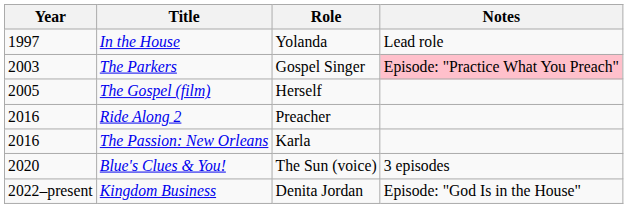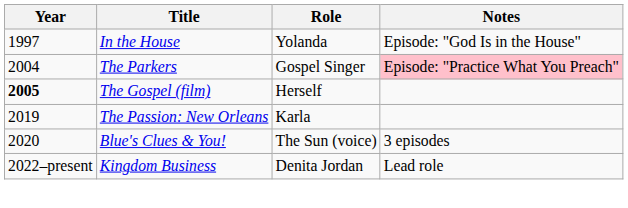(414, 41) Lead role -> (482, 41) Episode: "God Is in the House"
(24, 66) 2003 -> (24, 66) 2004
(24, 91) normal -> (24, 91) bold
- row: (141, 116)
(24, 141) 2016 -> (24, 116) 2019
(482, 191) Episode: "God Is in the House" -> (414, 166) Lead role
